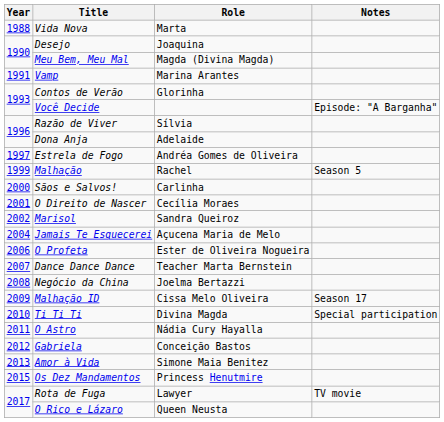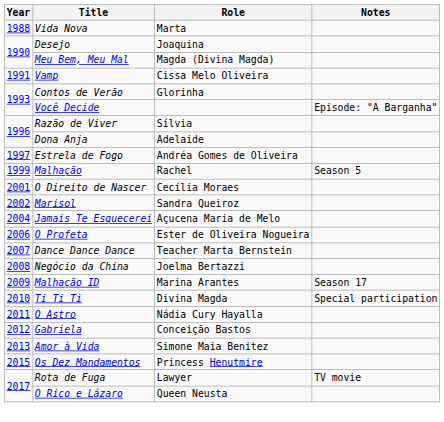(198, 76) Marina Arantes -> (213, 76) Cissa Melo Oliveira
- row: (76, 187)
(213, 298) Cissa Melo Oliveira -> (198, 282) Marina Arantes
